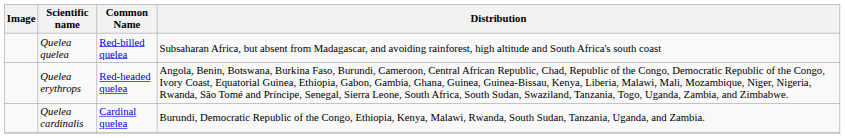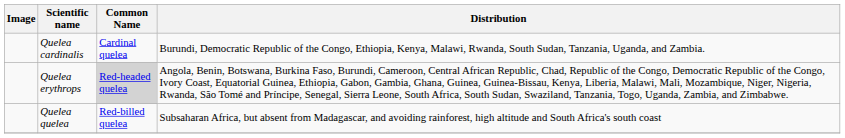rows swapped: (62, 118) <-> (56, 48)
(125, 83) no background -> (125, 83) lightgrey background
